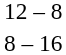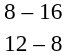rows swapped: (33, 43) <-> (33, 11)
